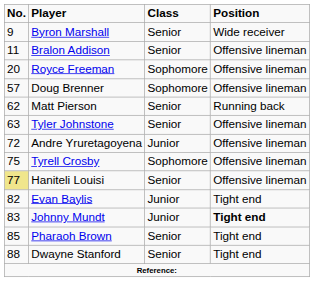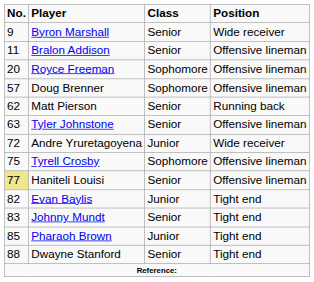(260, 143) Offensive lineman -> (249, 143) Wide receiver
(163, 217) Junior -> (164, 217) Senior
(239, 217) bold -> (237, 217) normal
(164, 236) Senior -> (163, 236) Junior
